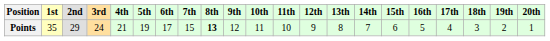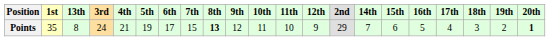columns swapped: (75, 11) <-> (341, 11)
(531, 27) normal -> (531, 27) bold
